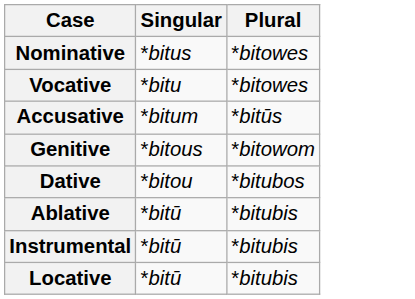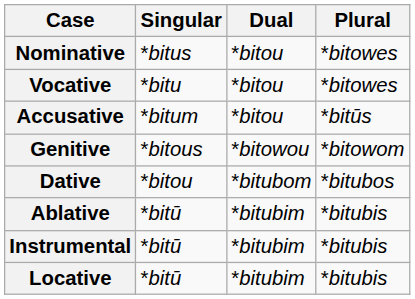+ column: (271, 20)
